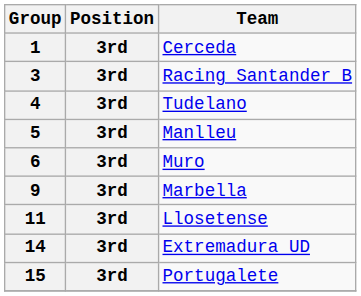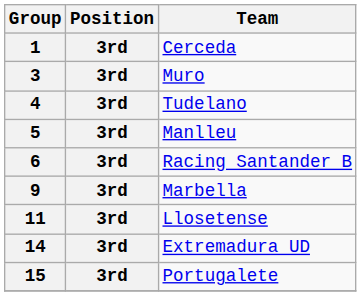(257, 76) Racing Santander B -> (184, 76) Muro
(184, 162) Muro -> (257, 162) Racing Santander B
